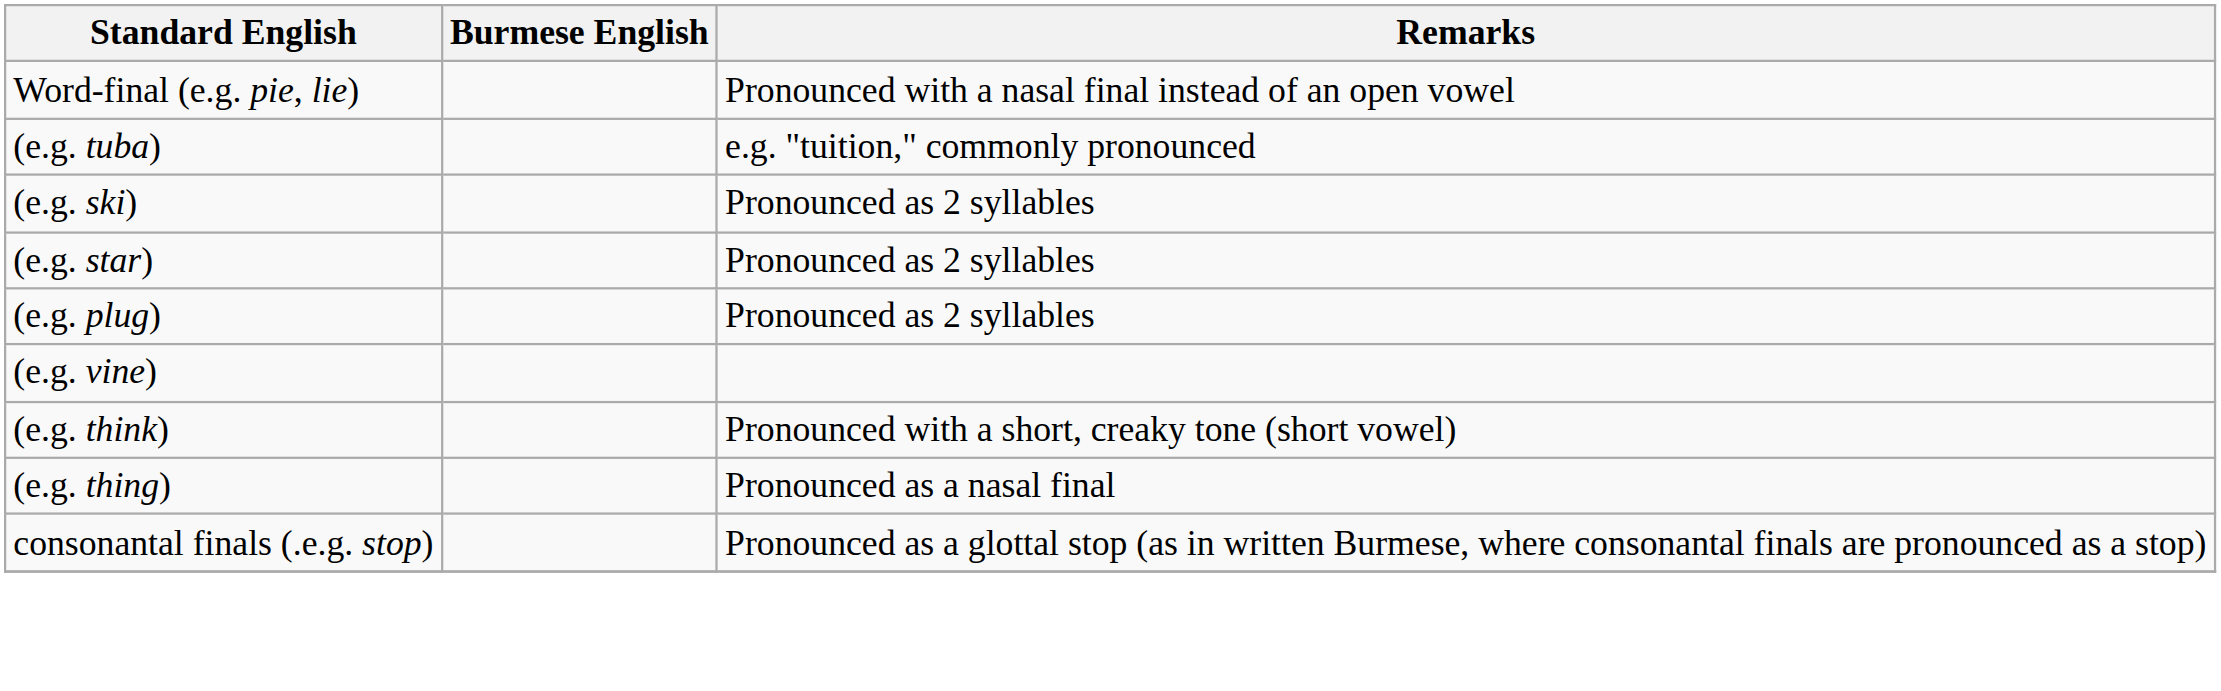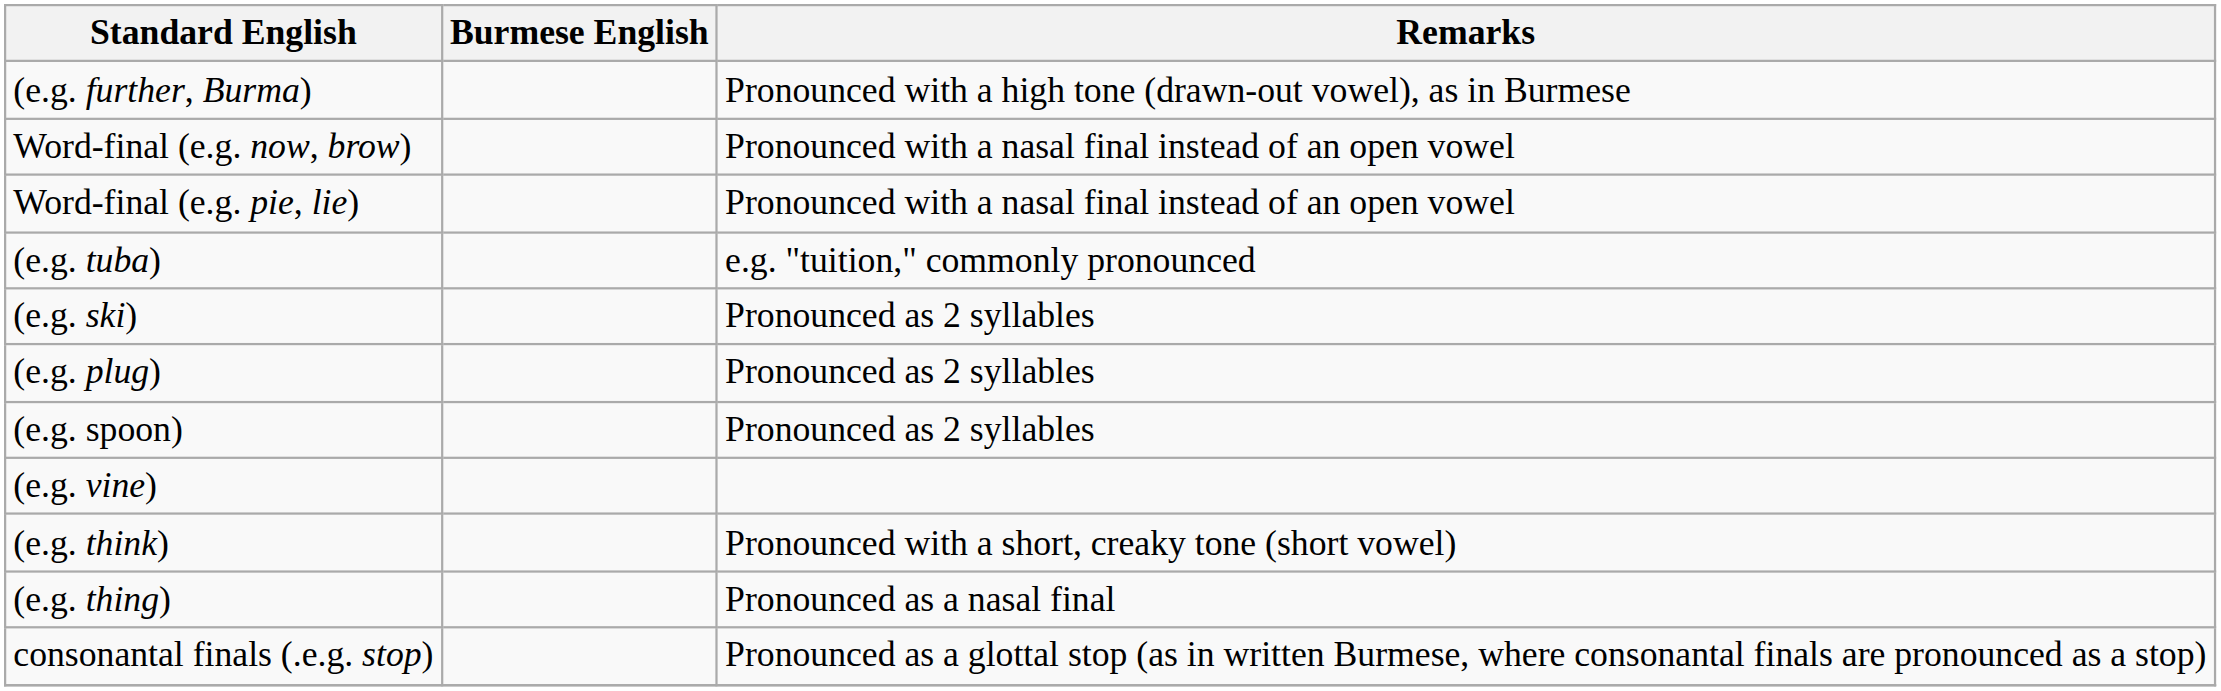+ row: (163, 89)
+ row: (212, 145)
- row: (83, 259)
+ row: (98, 428)
